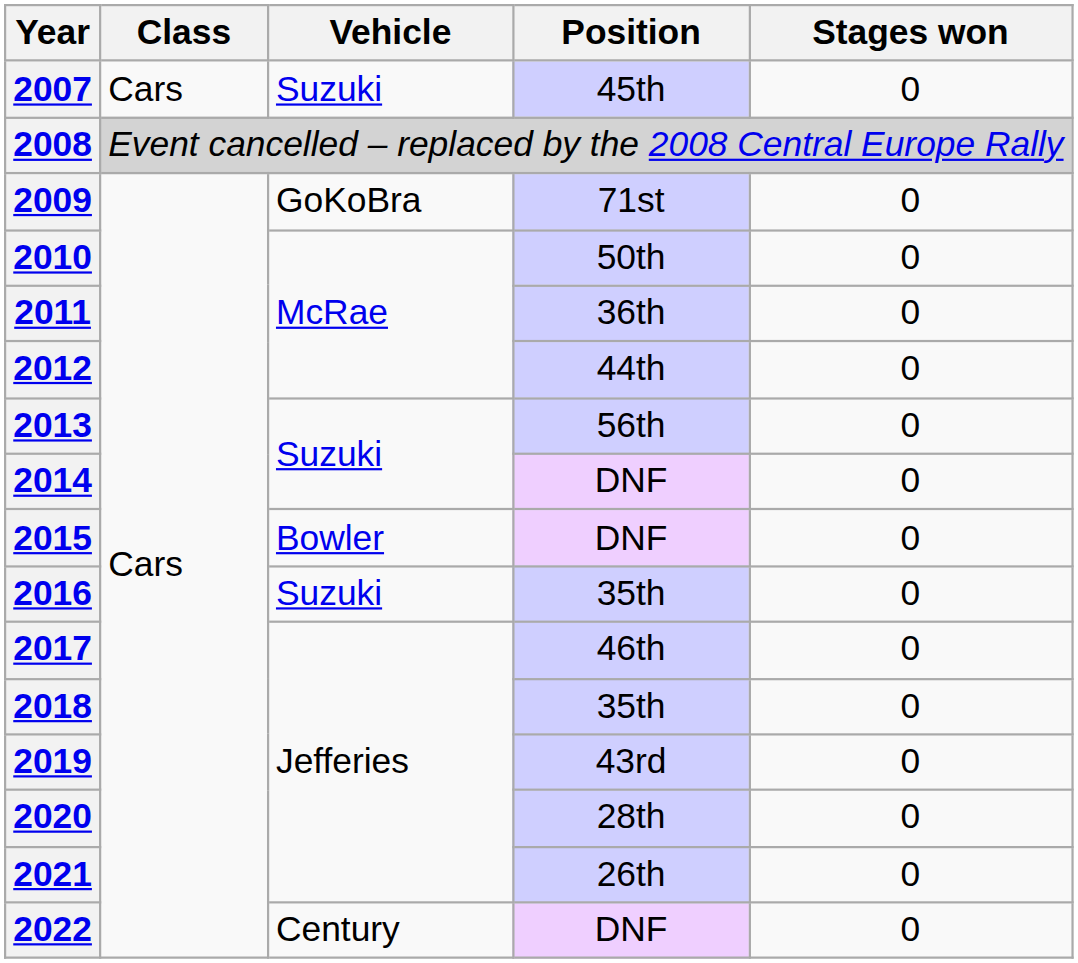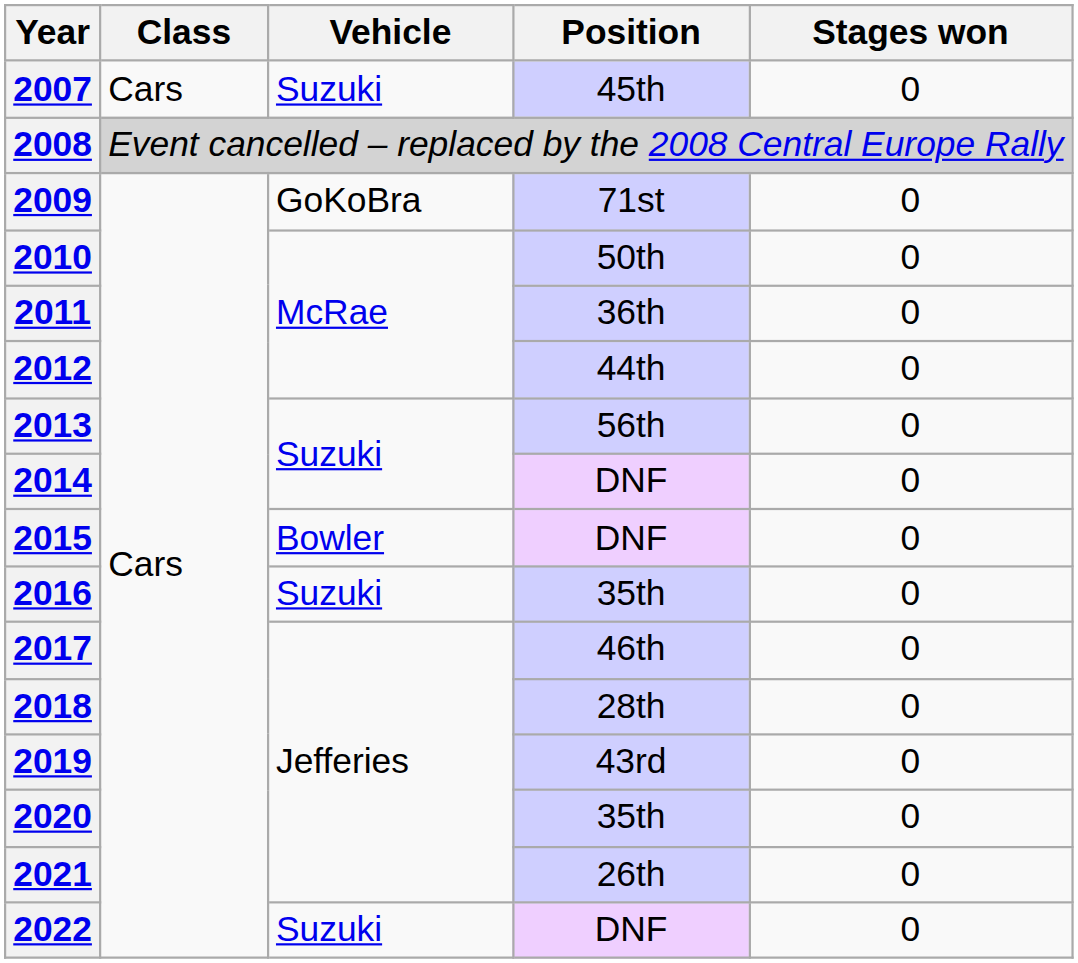(631, 705) 35th -> (631, 705) 28th
(631, 817) 28th -> (631, 817) 35th
(338, 929) Century -> (329, 929) Suzuki
